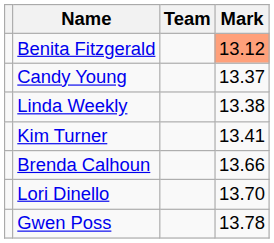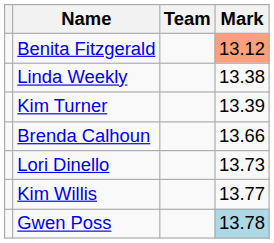- row: (72, 77)
(242, 135) 13.41 -> (242, 106) 13.39
(242, 194) 13.70 -> (242, 164) 13.73
+ row: (57, 194)
(242, 223) no background -> (242, 223) lightblue background
